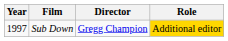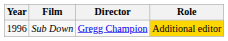(17, 28) 1997 -> (17, 28) 1996
